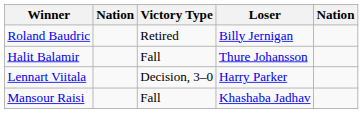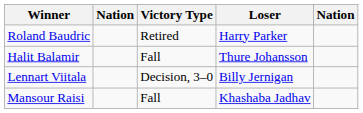(256, 35) Billy Jernigan -> (253, 35) Harry Parker
(253, 77) Harry Parker -> (256, 77) Billy Jernigan
